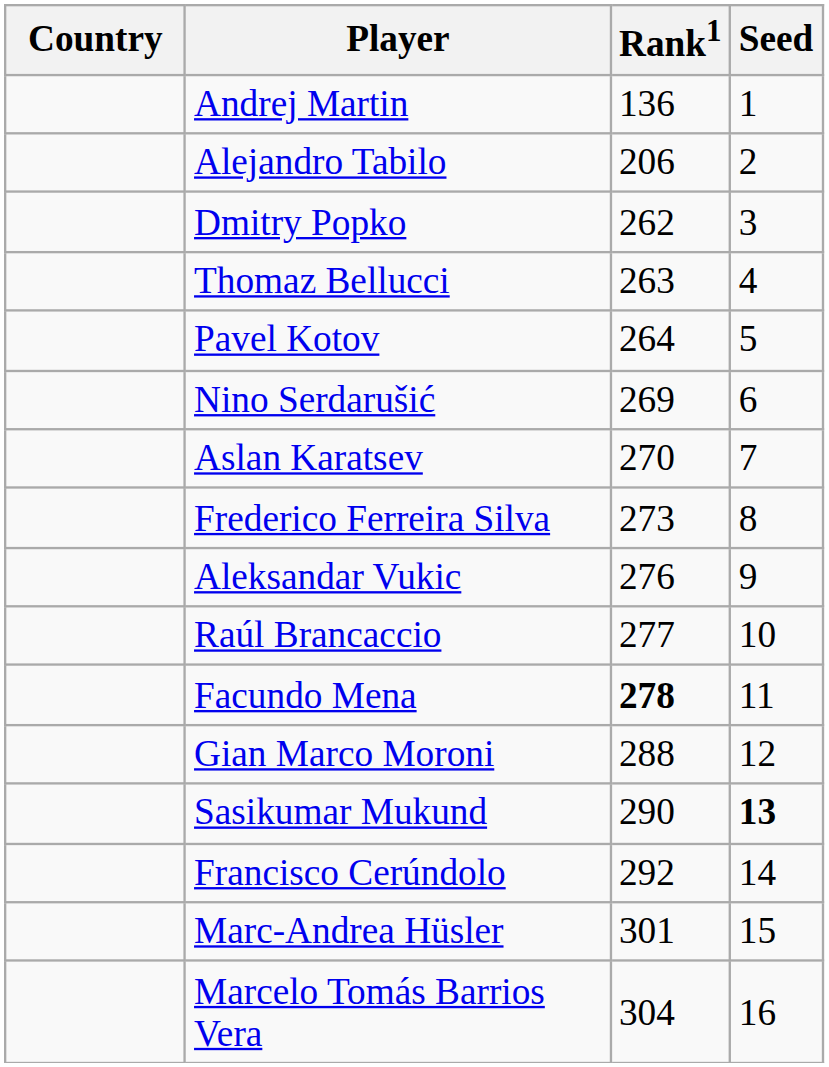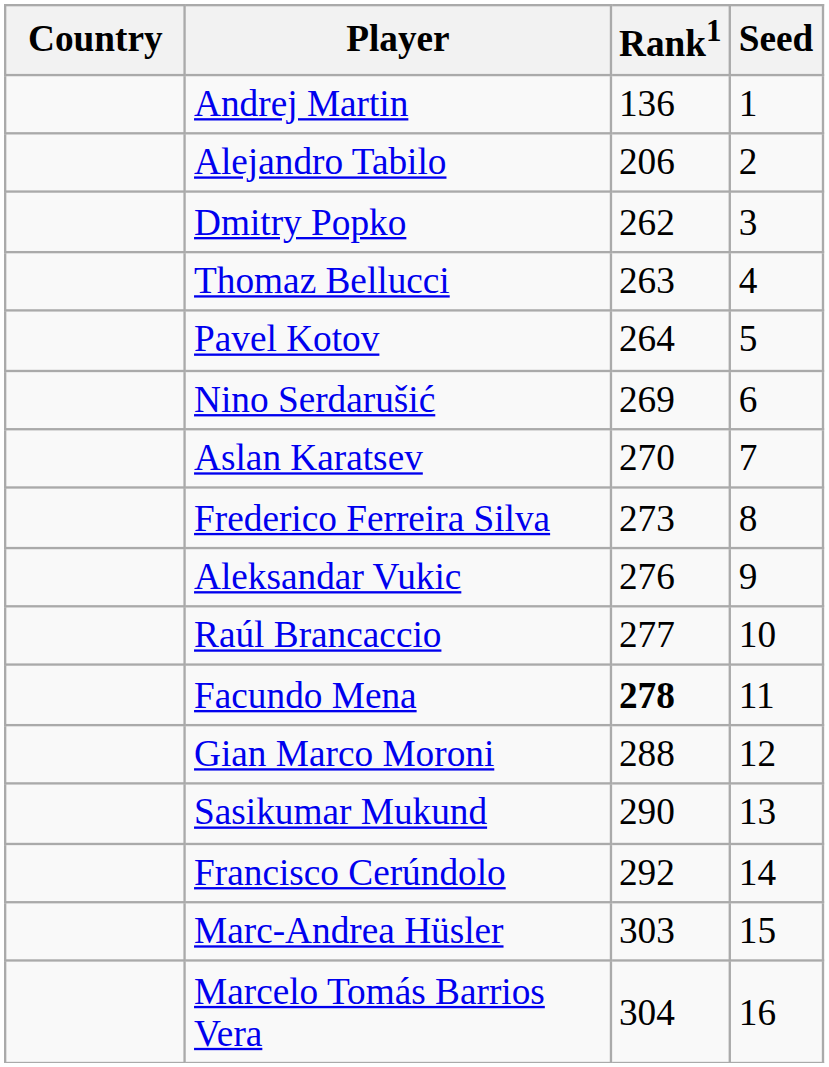(757, 812) bold -> (757, 812) normal
(647, 931) 301 -> (647, 931) 303
